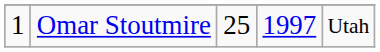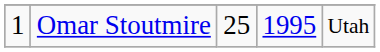(289, 25) 1997 -> (289, 25) 1995
